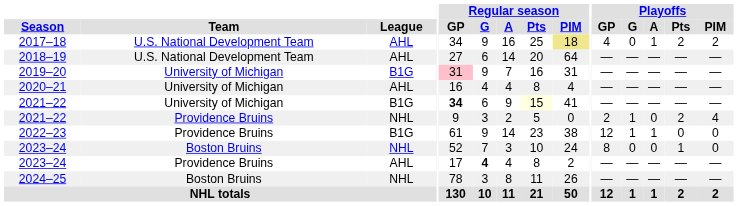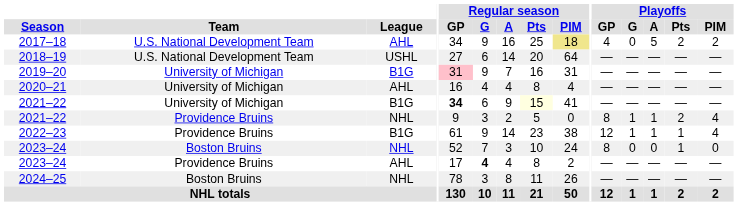(654, 42) 1 -> (654, 42) 5
(401, 57) AHL -> (401, 57) USHL
(607, 118) 2 -> (607, 118) 8
(654, 118) 0 -> (654, 118) 1
(681, 133) 0 -> (681, 133) 1
(715, 133) 0 -> (715, 133) 4
